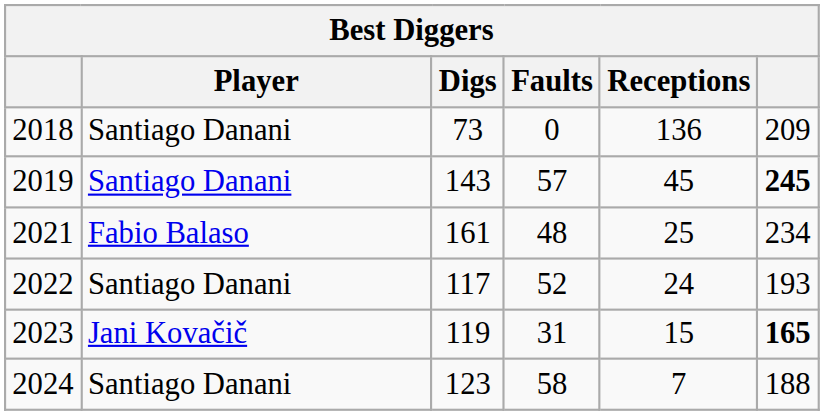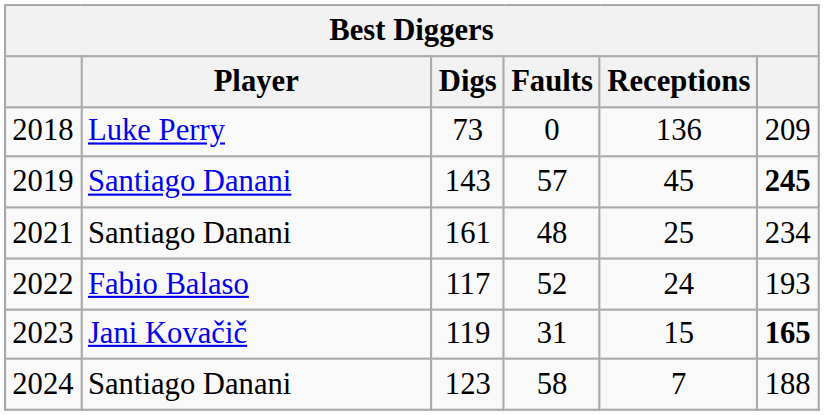(190, 131) Santiago Danani -> (156, 131) Luke Perry
(168, 232) Fabio Balaso -> (190, 232) Santiago Danani
(190, 283) Santiago Danani -> (168, 283) Fabio Balaso
